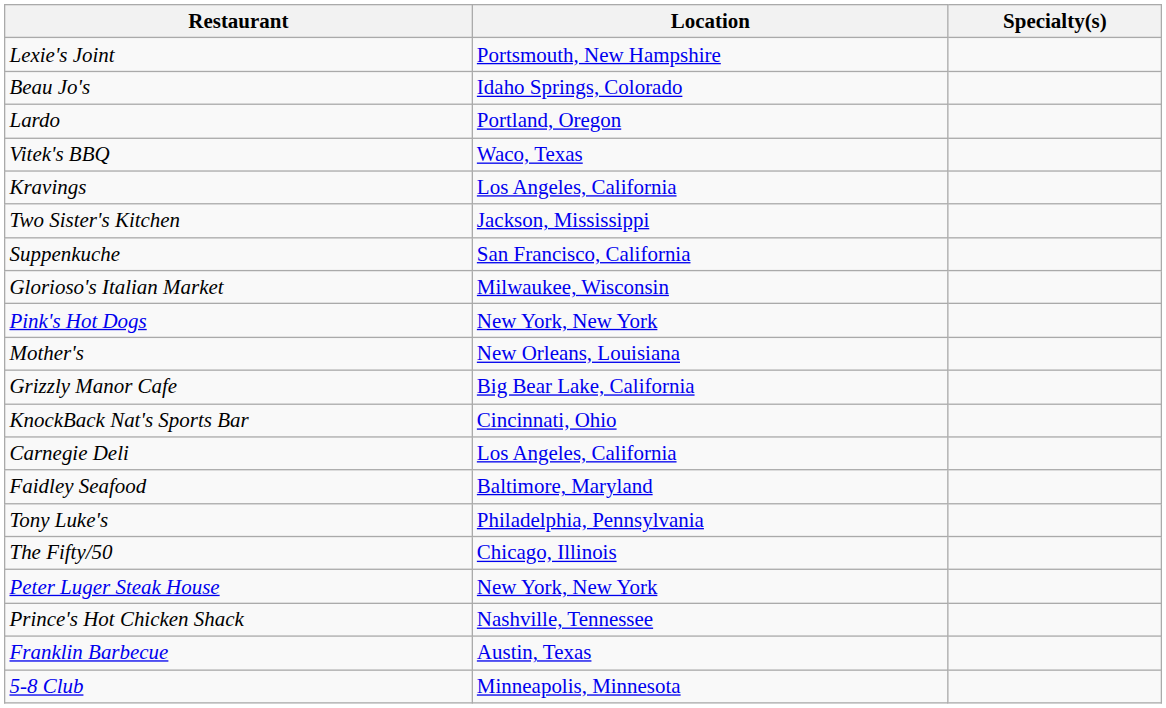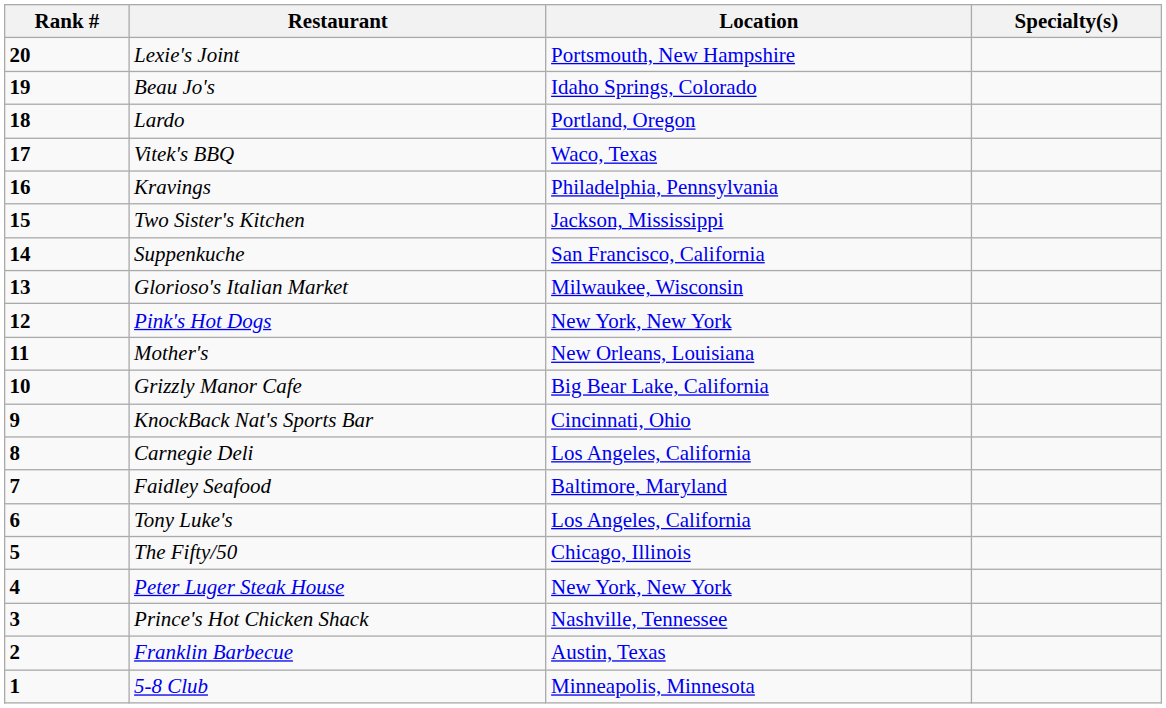+ column: (67, 21)
(577, 187) Los Angeles, California -> (665, 187) Philadelphia, Pennsylvania
(590, 519) Philadelphia, Pennsylvania -> (651, 519) Los Angeles, California
